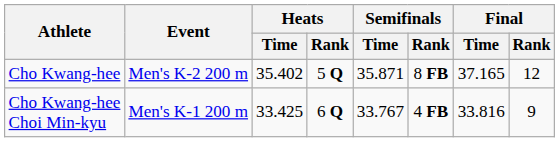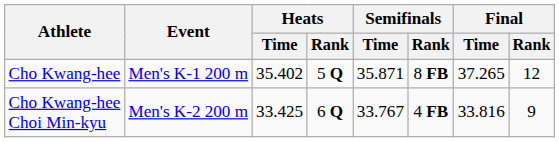(188, 74) Men's K-2 200 m -> (188, 74) Men's K-1 200 m
(481, 74) 37.165 -> (481, 74) 37.265
(188, 112) Men's K-1 200 m -> (188, 112) Men's K-2 200 m
